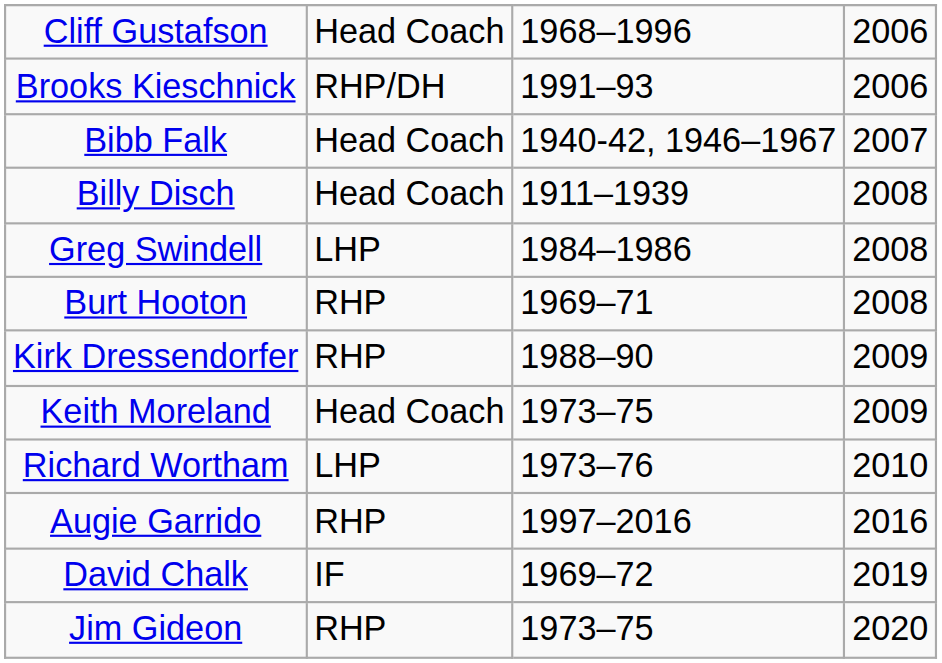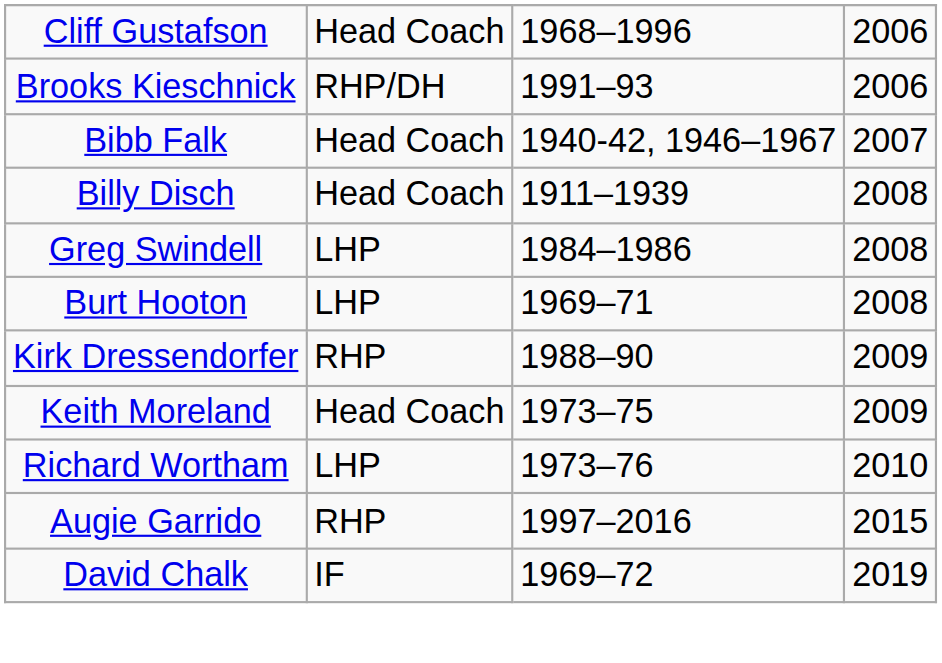(350, 303) RHP -> (347, 303) LHP
(890, 520) 2016 -> (890, 520) 2015
- row: (156, 628)
